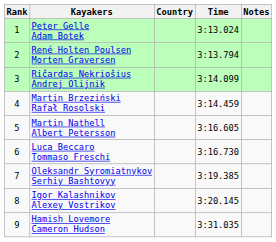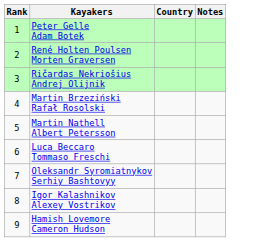- column: (218, 11)
